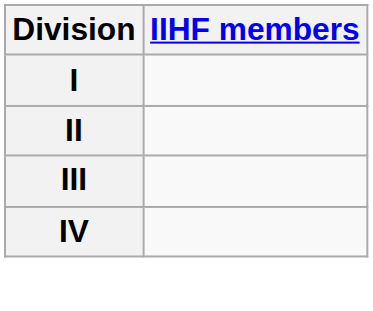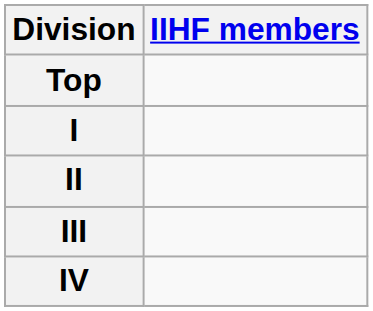+ row: (74, 79)
